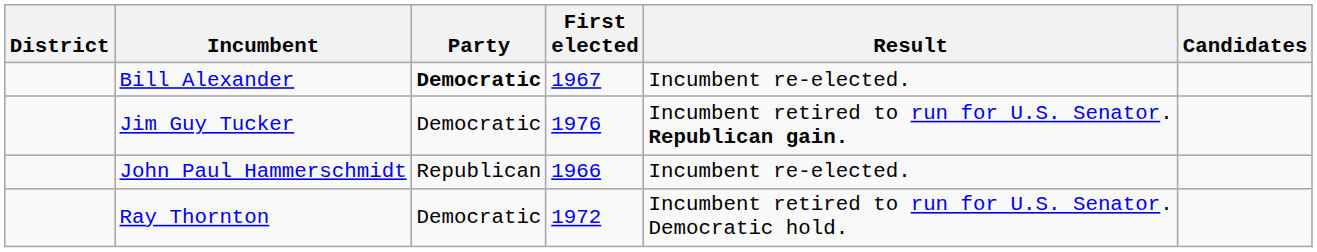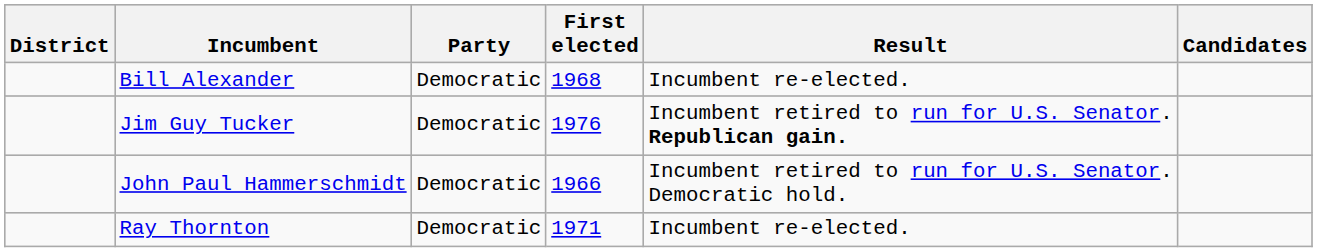(479, 80) bold -> (479, 80) normal
(576, 80) 1967 -> (576, 80) 1968
(479, 171) Republican -> (479, 183) Democratic
(780, 171) Incumbent re-elected. -> (911, 183) Incumbent retired to run for U.S. Senator. Democratic hold.
(576, 217) 1972 -> (576, 229) 1971
(911, 217) Incumbent retired to run for U.S. Senator. Democratic hold. -> (780, 229) Incumbent re-elected.
